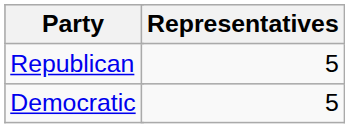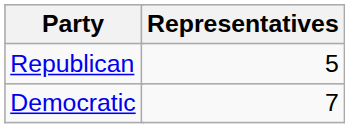(332, 102) 5 -> (332, 102) 7
